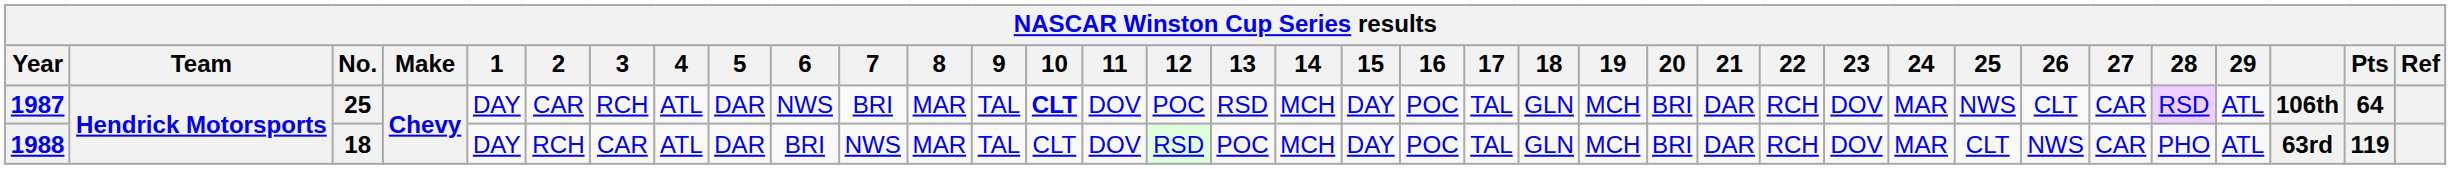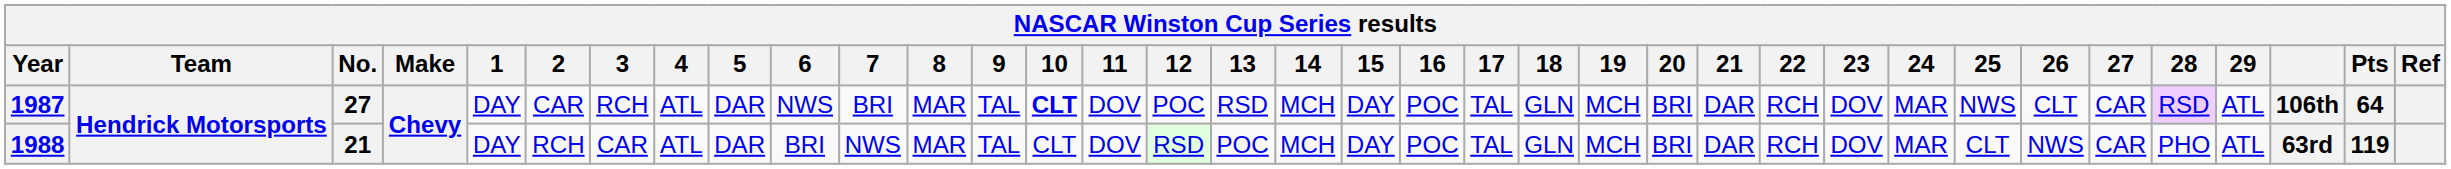(358, 104) 25 -> (358, 104) 27
(358, 144) 18 -> (358, 144) 21
